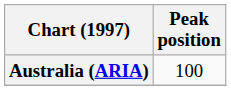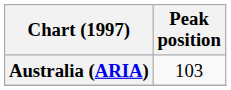(189, 70) 100 -> (189, 70) 103
